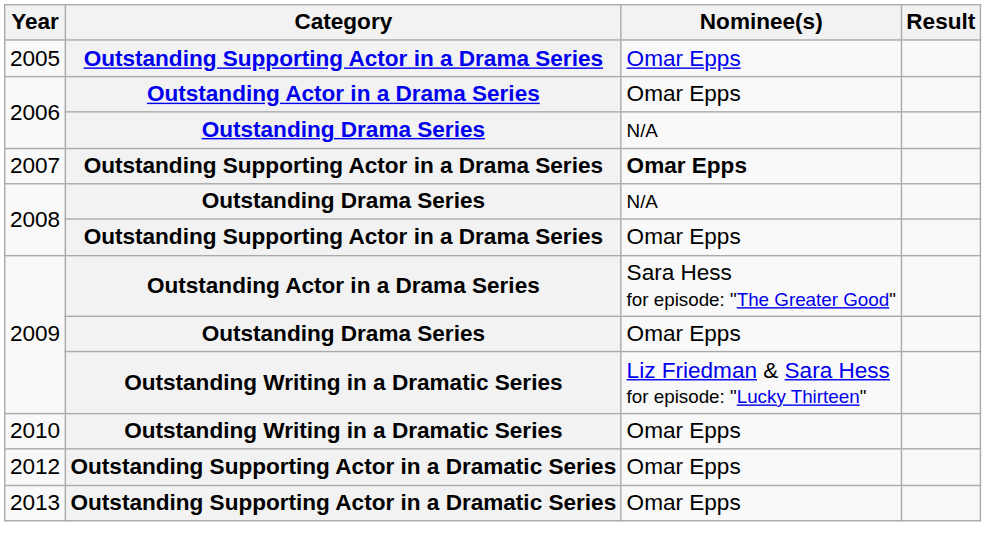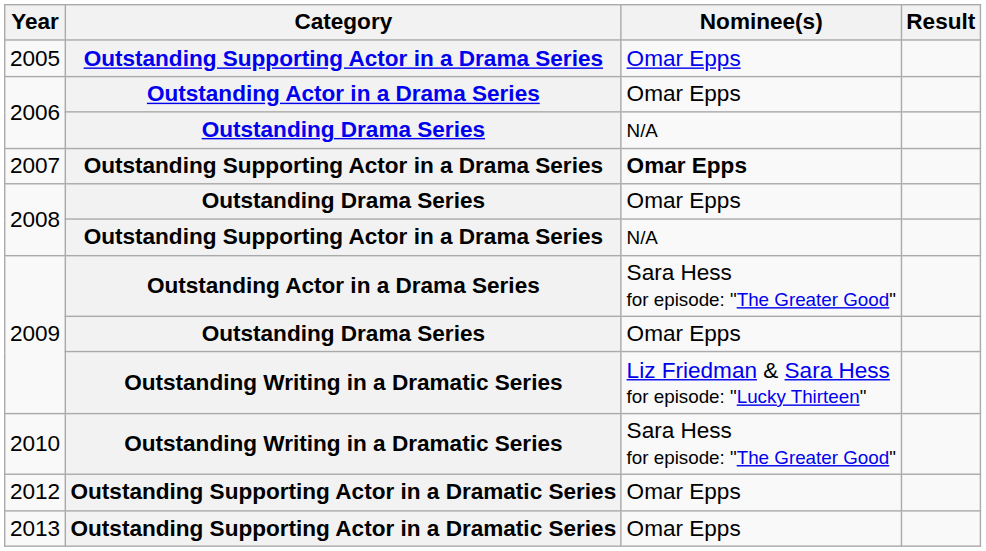(761, 201) N/A -> (684, 201) Omar Epps
(684, 237) Omar Epps -> (761, 237) N/A
(684, 430) Omar Epps -> (761, 443) Sara Hess for episode: "The Greater Good"
